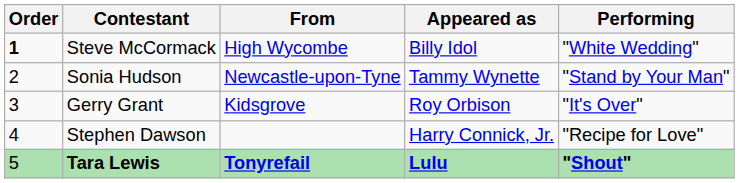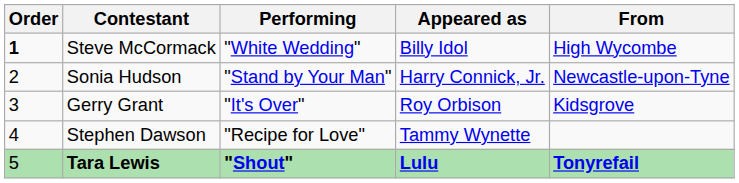columns swapped: (312, 18) <-> (646, 18)
(474, 76) Tammy Wynette -> (472, 76) Harry Connick, Jr.
(482, 134) Harry Connick, Jr. -> (465, 134) Tammy Wynette
